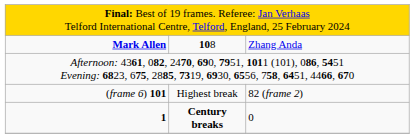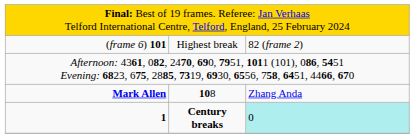rows swapped: (139, 44) <-> (136, 93)
(251, 118) no background -> (251, 118) paleturquoise background
